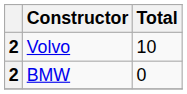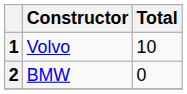(14, 46) 2 -> (14, 46) 1
